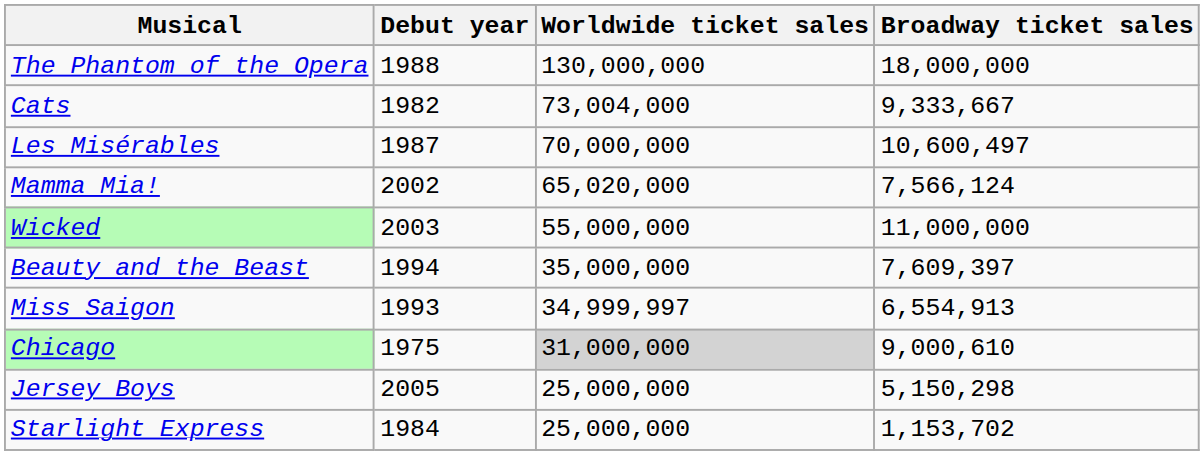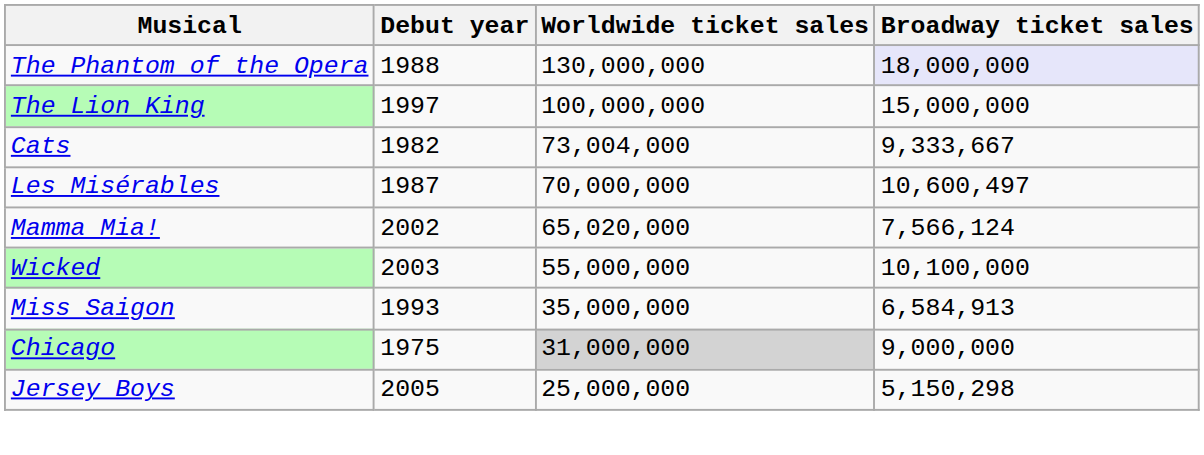(955, 66) no background -> (955, 66) lavender background
+ row: (108, 106)
(955, 228) 11,000,000 -> (955, 268) 10,100,000
- row: (160, 268)
(616, 308) 34,999,997 -> (616, 308) 35,000,000
(948, 308) 6,554,913 -> (948, 308) 6,584,913
(948, 349) 9,000,610 -> (948, 349) 9,000,000
- row: (138, 430)
